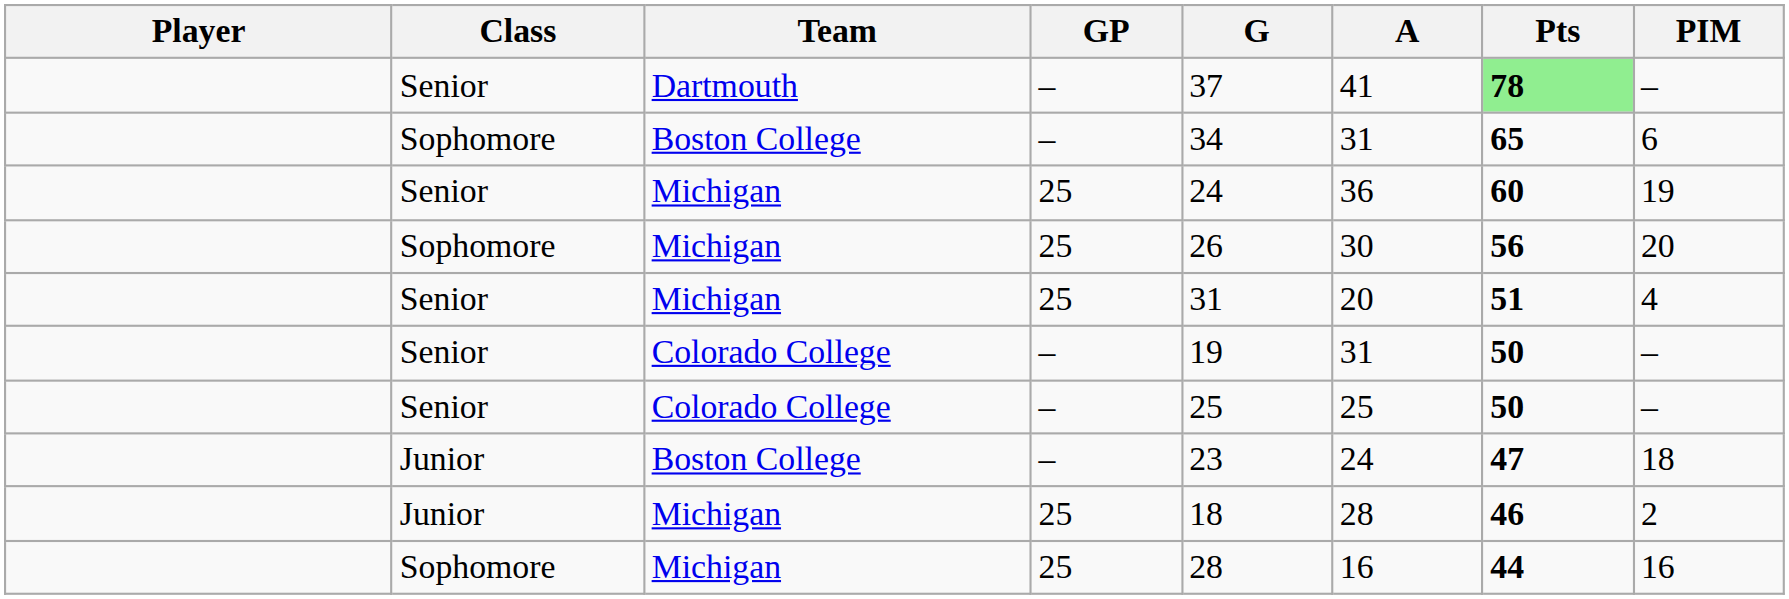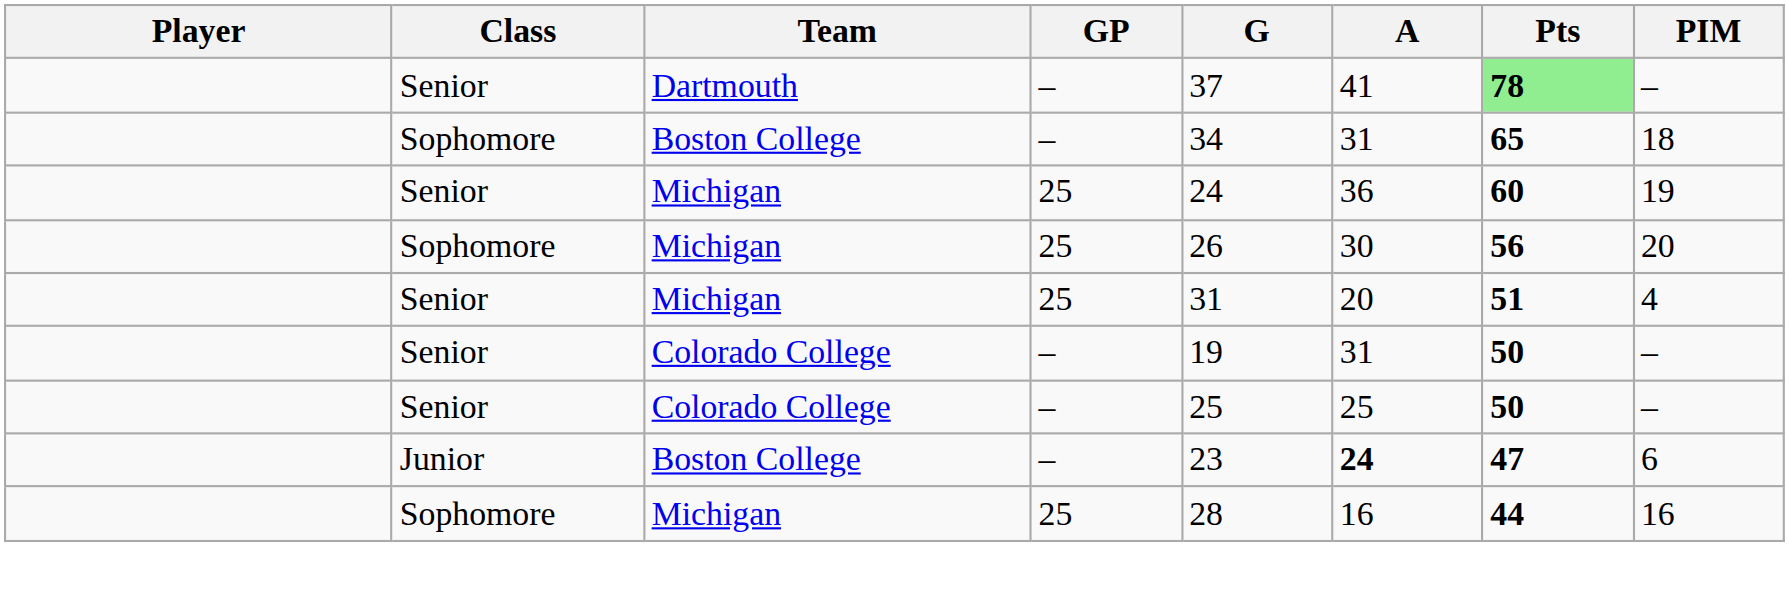(1649, 138) 6 -> (1658, 138) 18
(1357, 459) normal -> (1357, 459) bold
(1658, 459) 18 -> (1649, 459) 6
- row: (442, 513)
